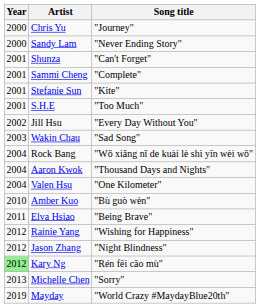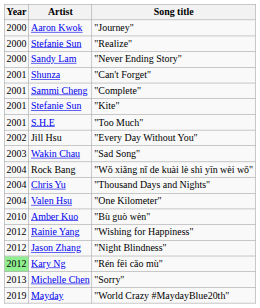(48, 28) Chris Yu -> (57, 28) Aaron Kwok
+ row: (113, 43)
(57, 169) Aaron Kwok -> (48, 185) Chris Yu
- row: (123, 216)
